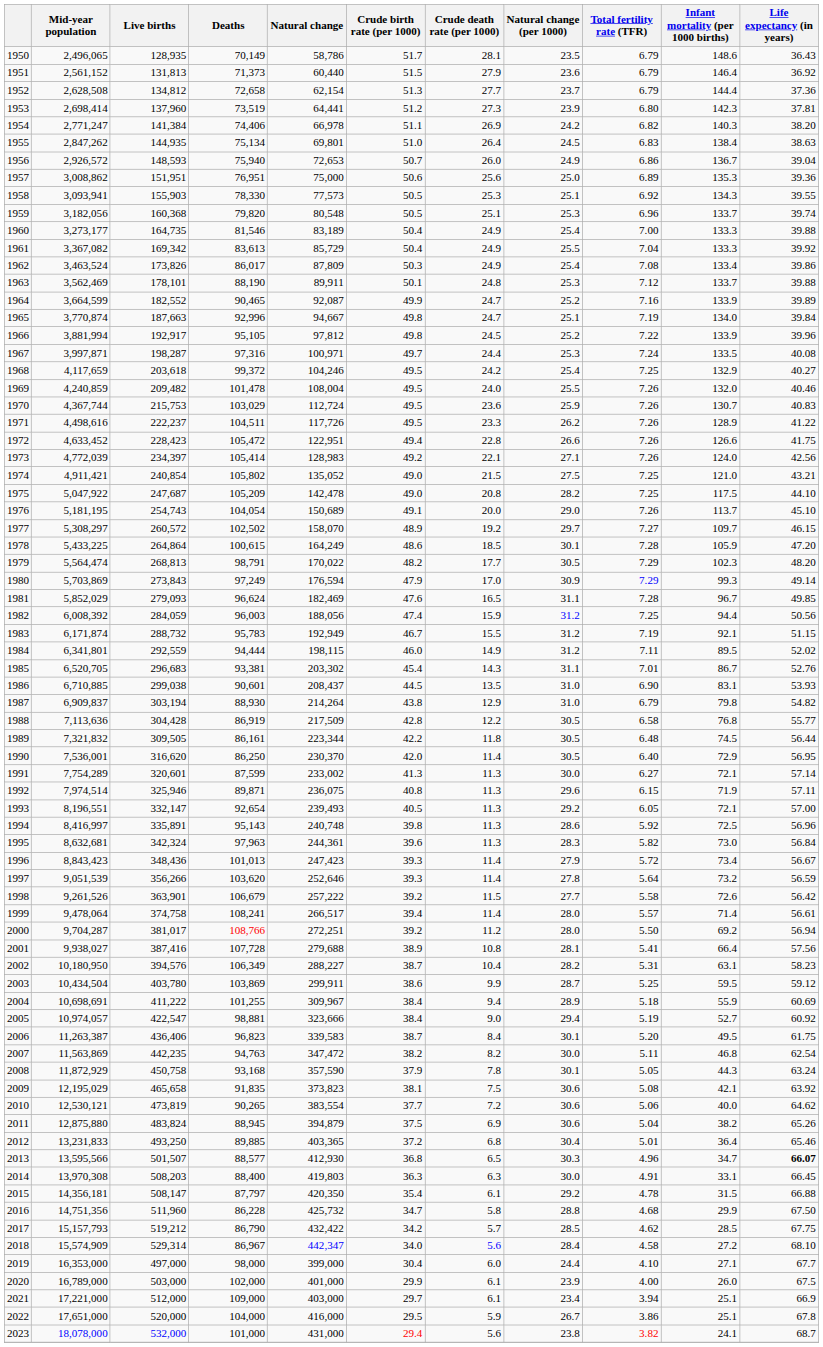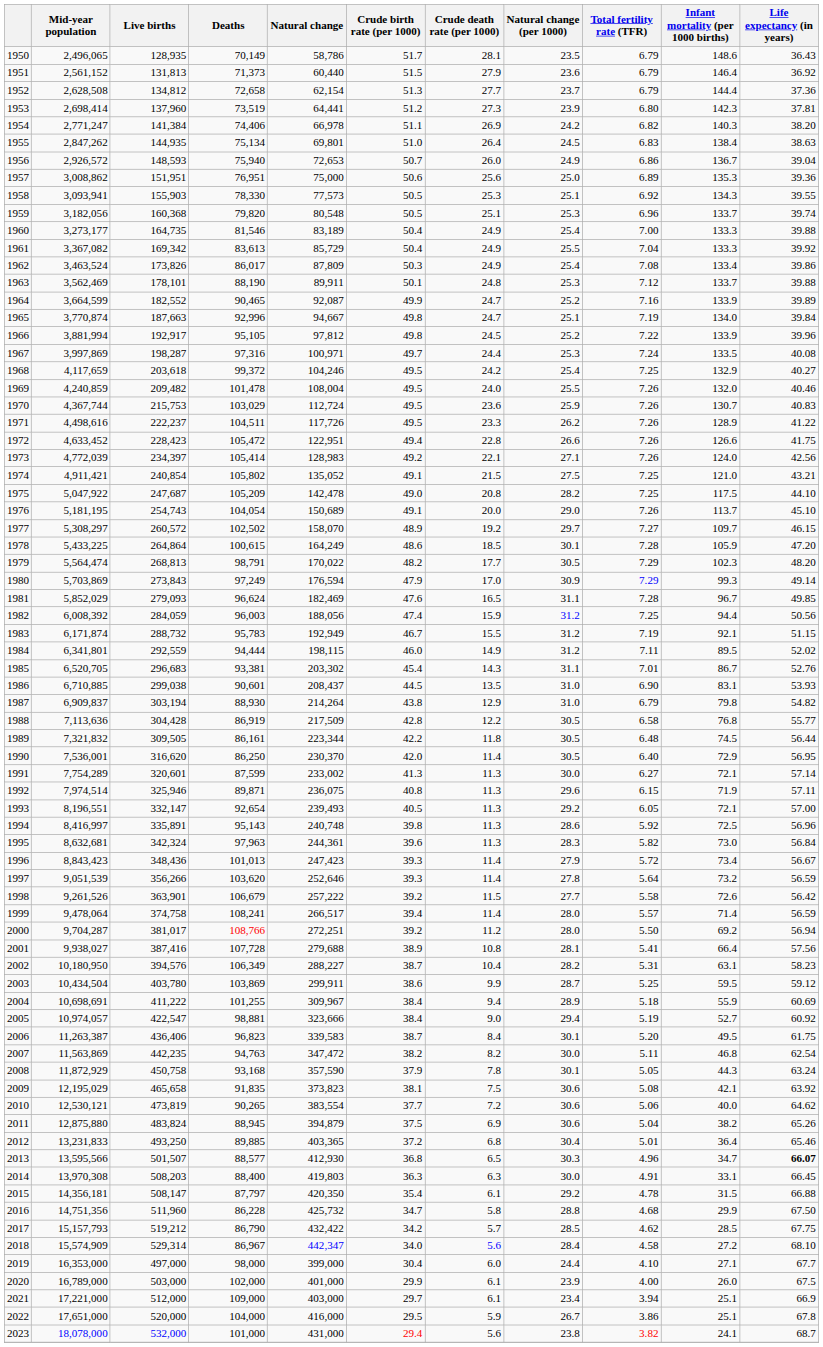(86, 353) 3,997,871 -> (86, 353) 3,997,869
(413, 475) 49.0 -> (413, 475) 49.1
(803, 913) 56.61 -> (803, 913) 56.59
